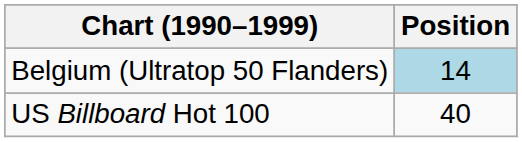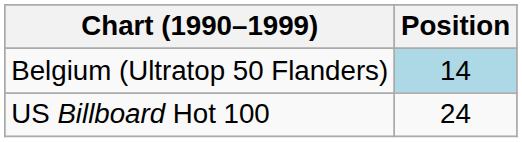(456, 114) 40 -> (456, 114) 24
